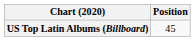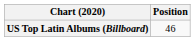(170, 28) 45 -> (170, 28) 46
